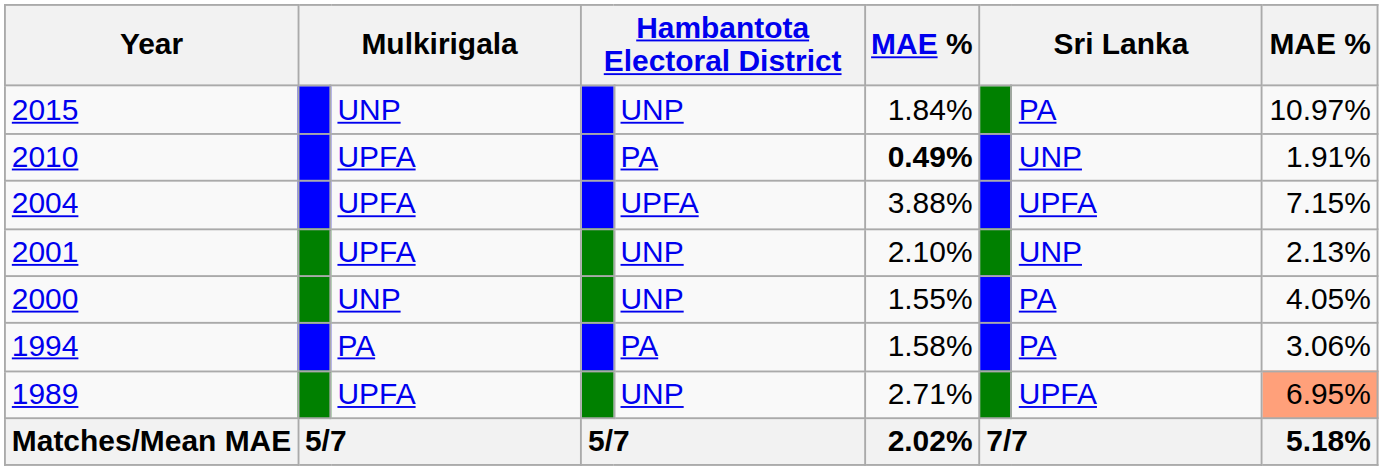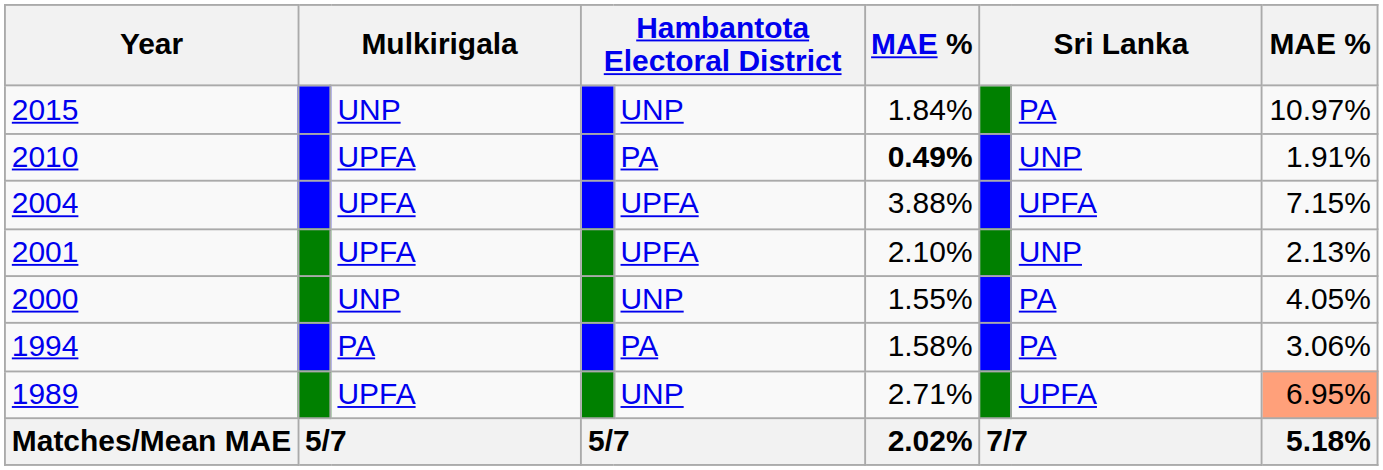(652, 251) UNP -> (660, 251) UPFA
